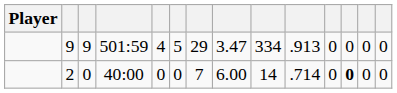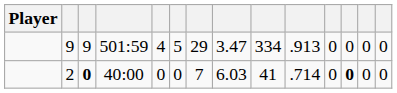(87, 74) normal -> (87, 74) bold
(231, 74) 6.00 -> (231, 74) 6.03
(268, 74) 14 -> (268, 74) 41
